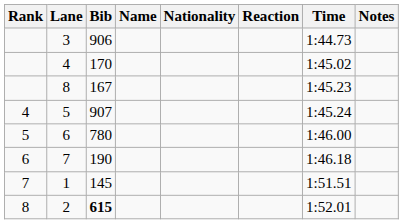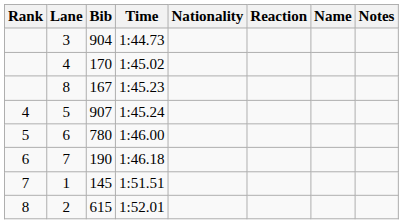columns swapped: (138, 16) <-> (329, 16)
(101, 40) 906 -> (101, 40) 904
(101, 207) bold -> (101, 207) normal
